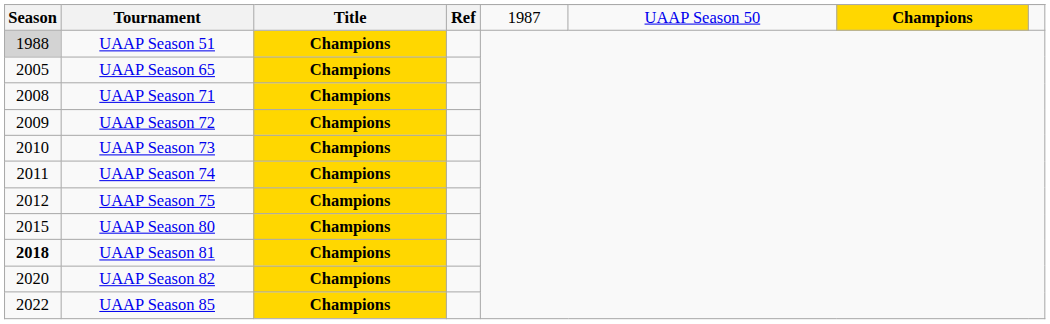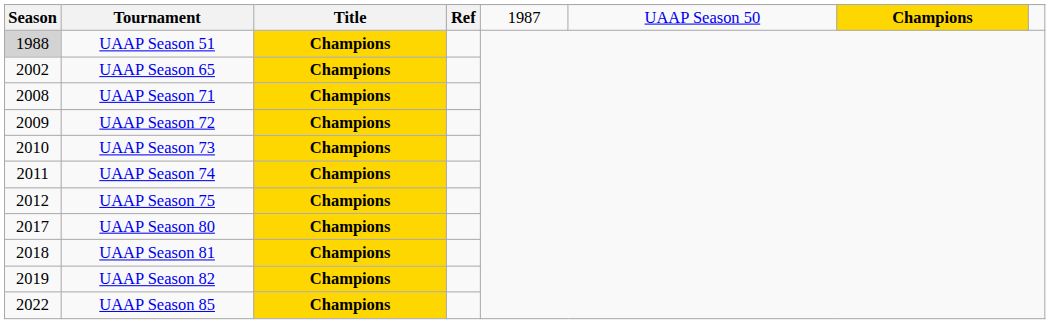(33, 69) 2005 -> (33, 69) 2002
(33, 226) 2015 -> (33, 226) 2017
(33, 252) bold -> (33, 252) normal
(33, 278) 2020 -> (33, 278) 2019
